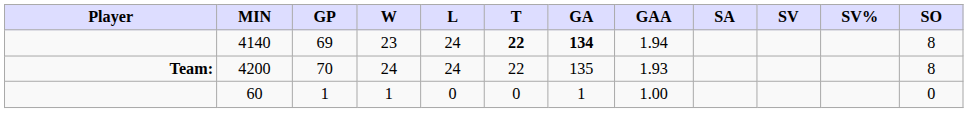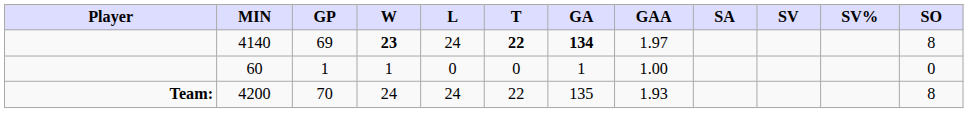(389, 42) normal -> (389, 42) bold
(654, 42) 1.94 -> (654, 42) 1.97
rows swapped: (255, 94) <-> (255, 68)
